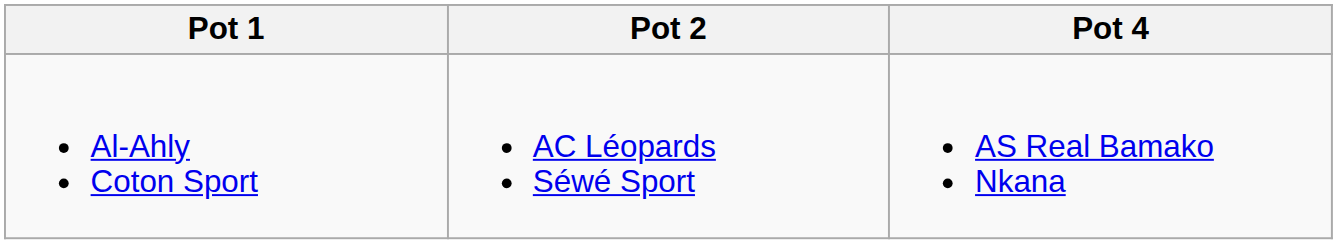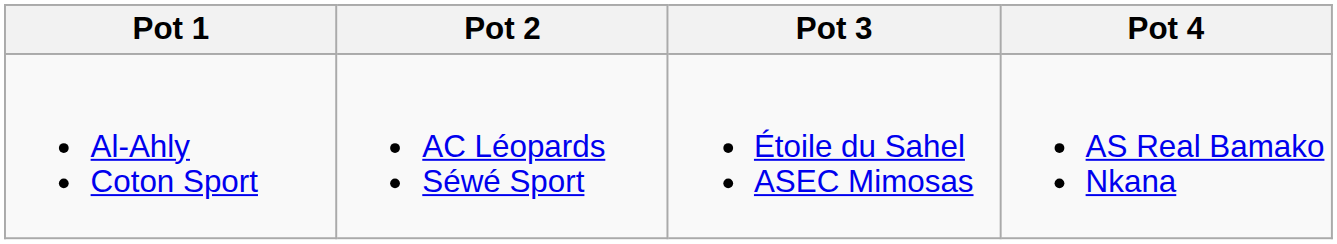+ column: (834, 29)
